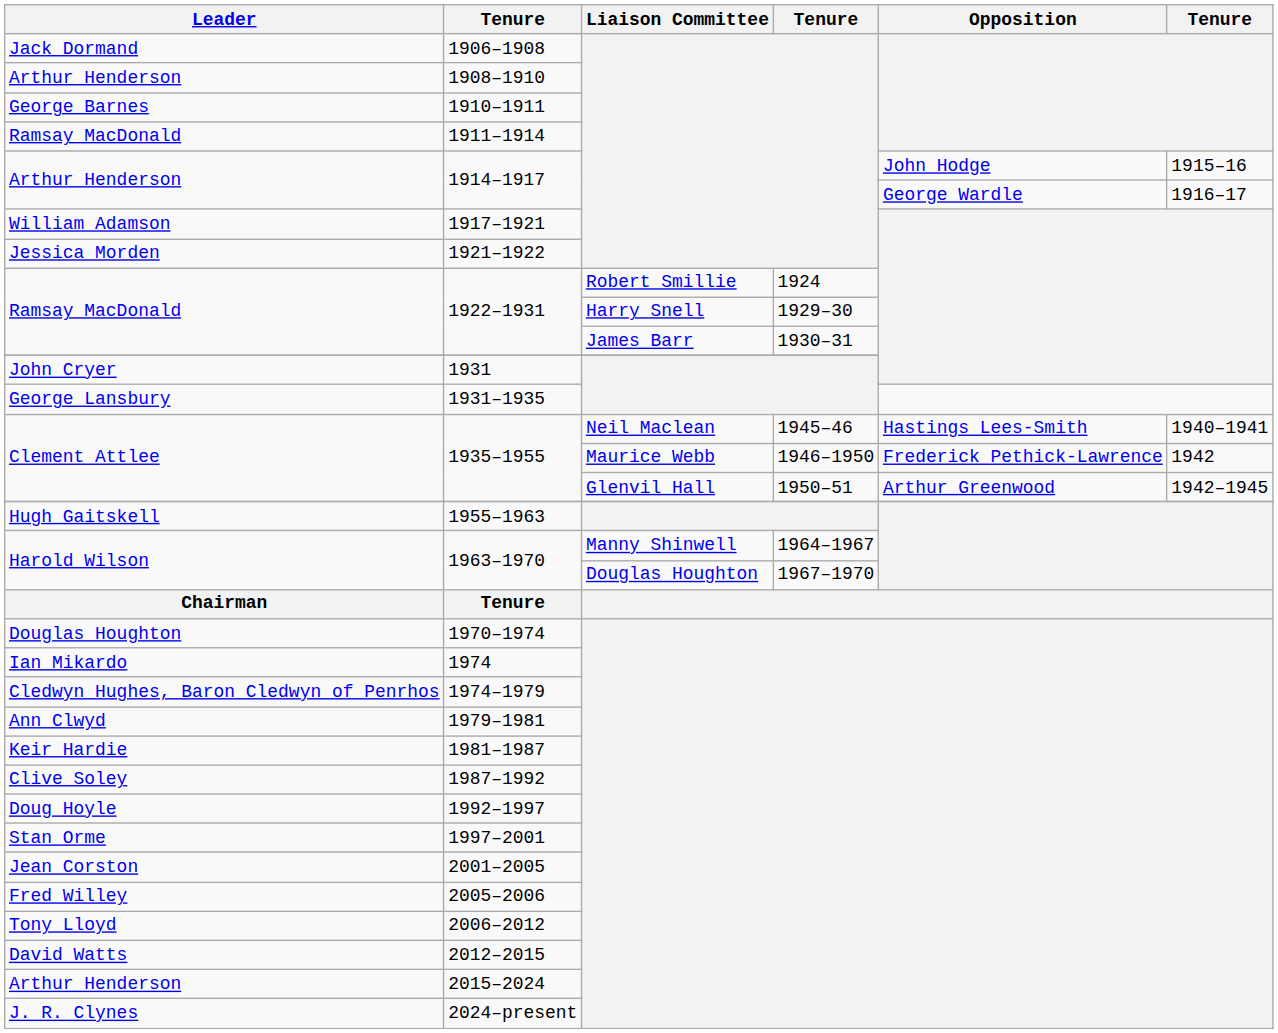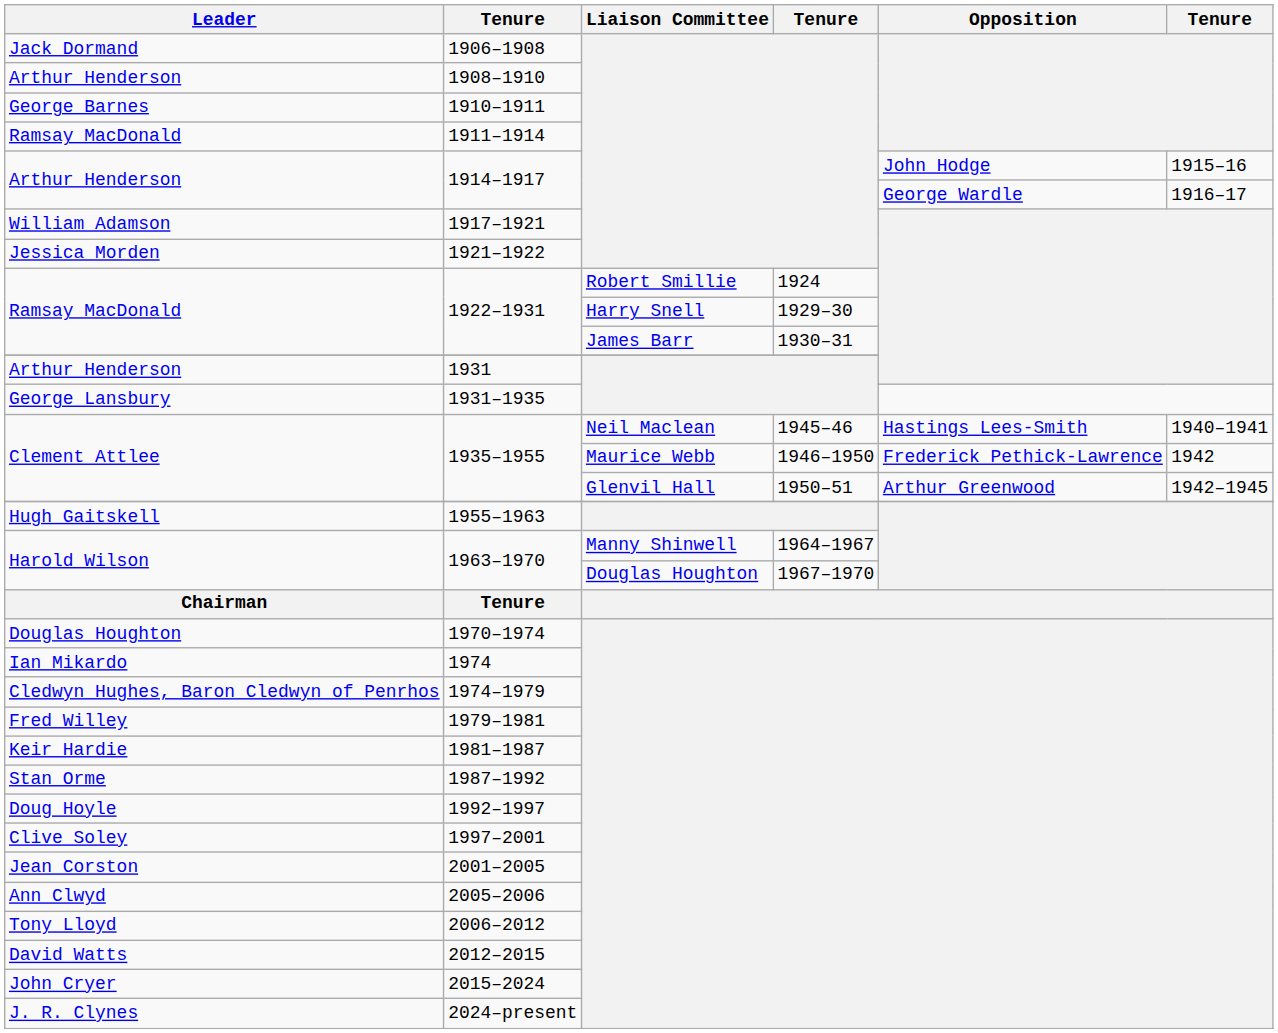(63, 370) John Cryer -> (95, 370) Arthur Henderson
(57, 721) Ann Clwyd -> (68, 721) Fred Willey
(68, 780) Clive Soley -> (57, 780) Stan Orme
(57, 838) Stan Orme -> (68, 838) Clive Soley
(68, 896) Fred Willey -> (57, 896) Ann Clwyd
(95, 984) Arthur Henderson -> (63, 984) John Cryer
